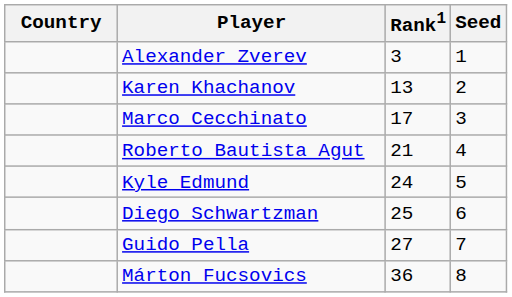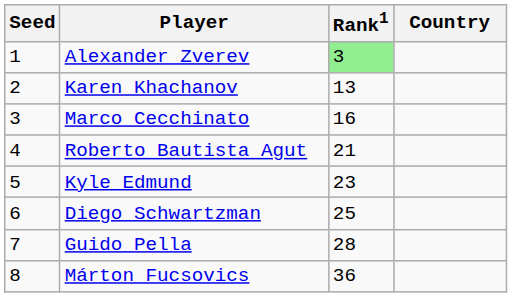columns swapped: (61, 23) <-> (478, 23)
(396, 57) no background -> (339, 57) lightgreen background
(402, 119) 17 -> (344, 119) 16
(402, 182) 24 -> (344, 182) 23
(402, 245) 27 -> (344, 245) 28
